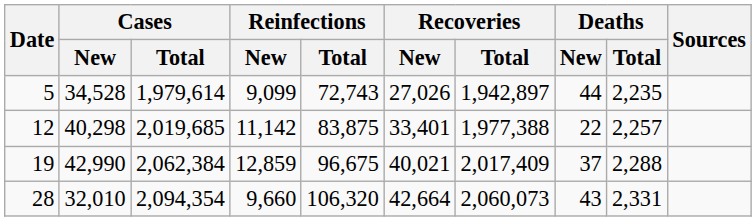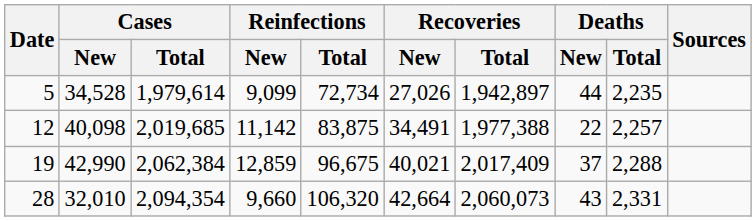(348, 92) 72,743 -> (348, 92) 72,734
(95, 127) 40,298 -> (95, 127) 40,098
(420, 127) 33,401 -> (420, 127) 34,491
